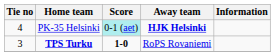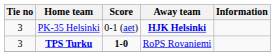(20, 28) 4 -> (20, 28) 3
(121, 28) paleturquoise background -> (121, 28) no background
